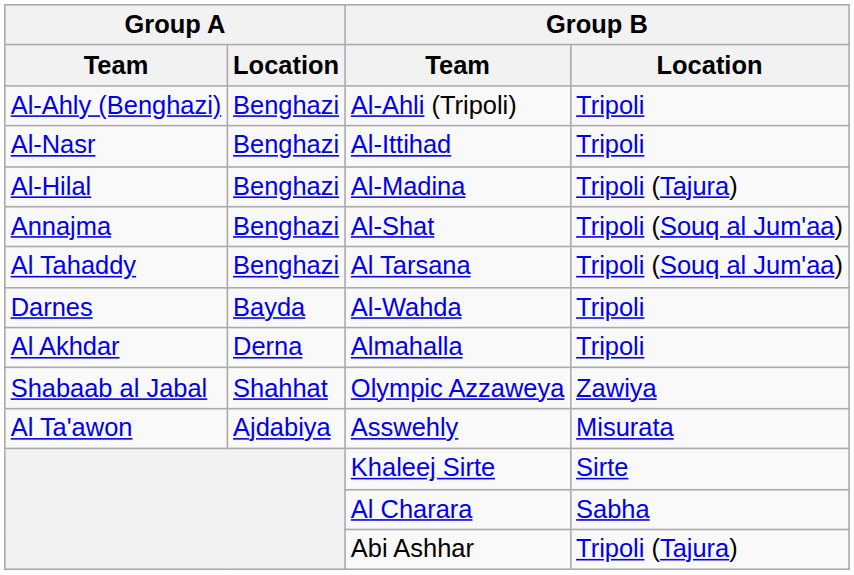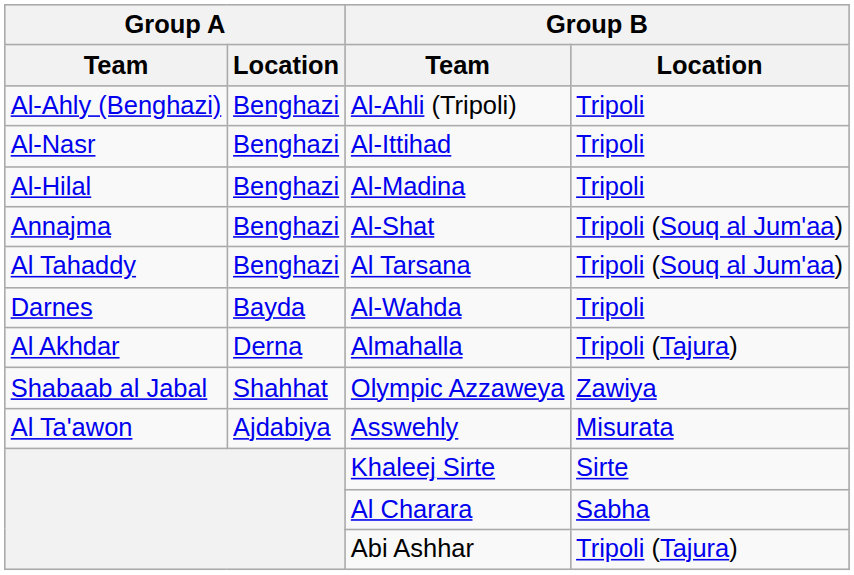(657, 186) Tripoli (Tajura) -> (610, 186) Tripoli
(610, 347) Tripoli -> (657, 347) Tripoli (Tajura)
